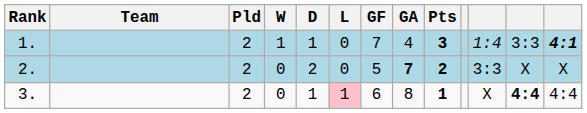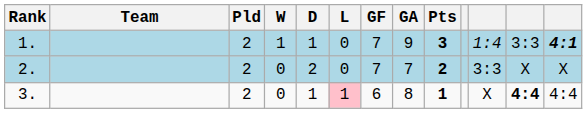(408, 43) 4 -> (408, 43) 9
(377, 69) 5 -> (377, 69) 7
(408, 69) bold -> (408, 69) normal
